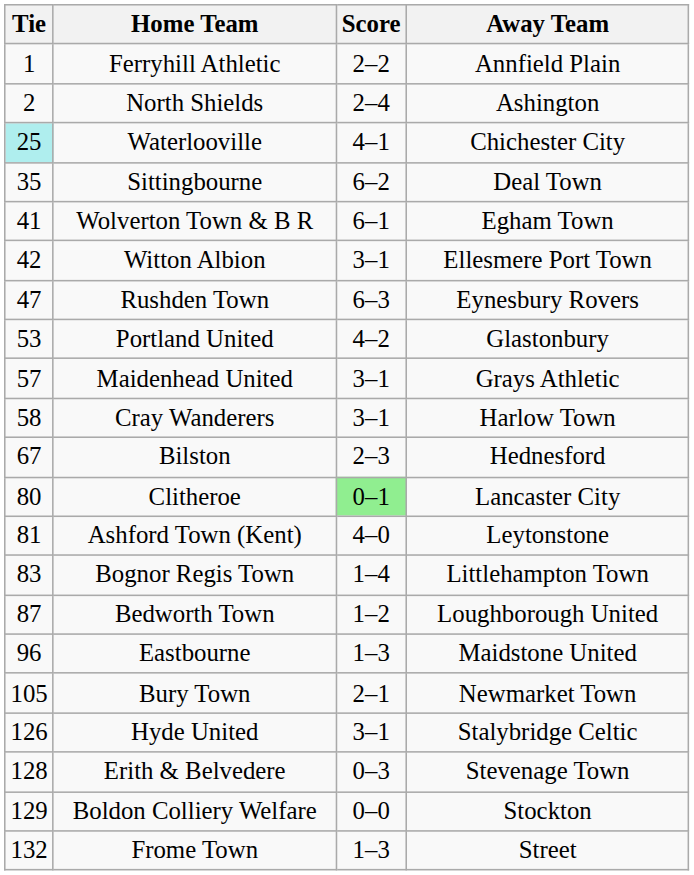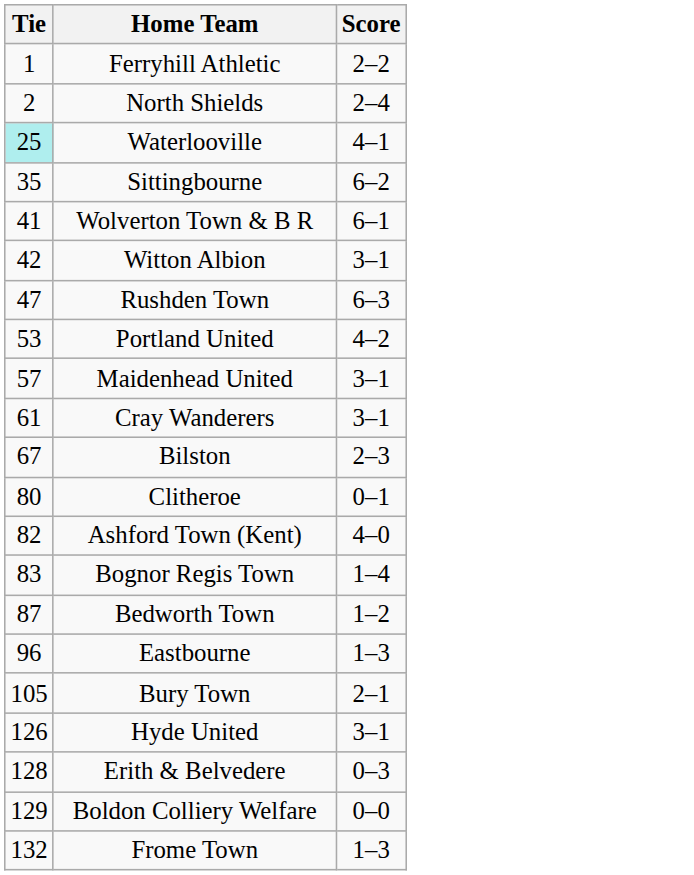- column: (548, 24)
(29, 417) 58 -> (29, 417) 61
(371, 496) lightgreen background -> (371, 496) no background
(29, 535) 81 -> (29, 535) 82
